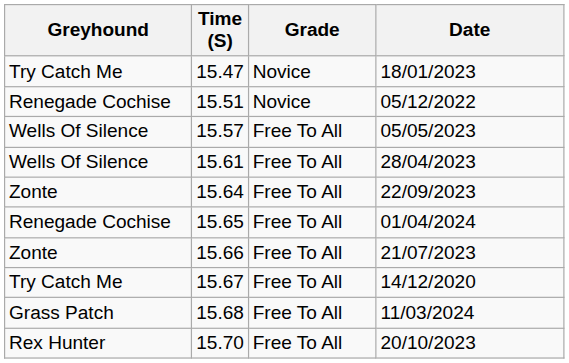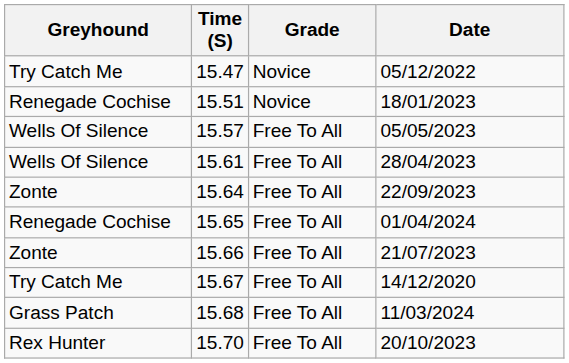(428, 71) 18/01/2023 -> (428, 71) 05/12/2022
(428, 101) 05/12/2022 -> (428, 101) 18/01/2023
